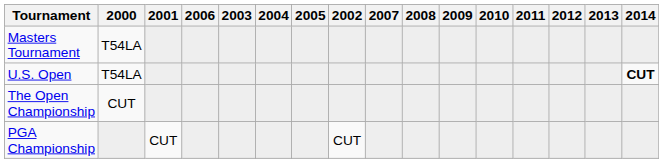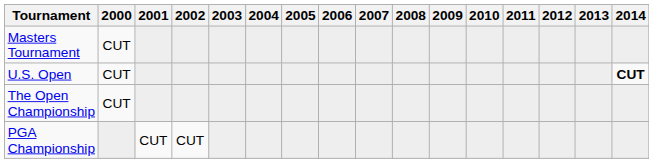columns swapped: (347, 15) <-> (200, 15)
(122, 45) T54LA -> (117, 45) CUT
(122, 74) T54LA -> (117, 74) CUT
